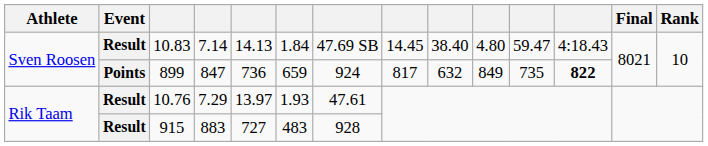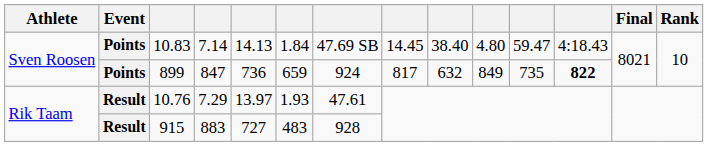(124, 45) Result -> (124, 45) Points
